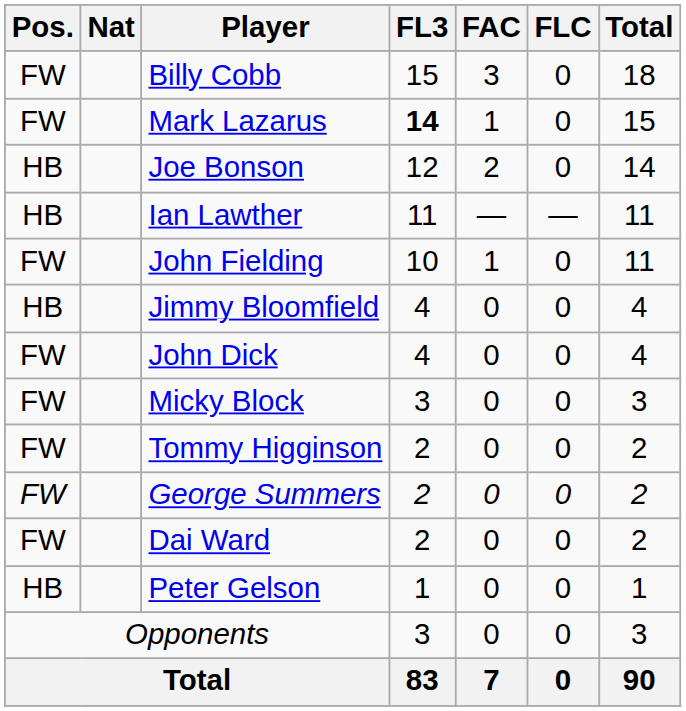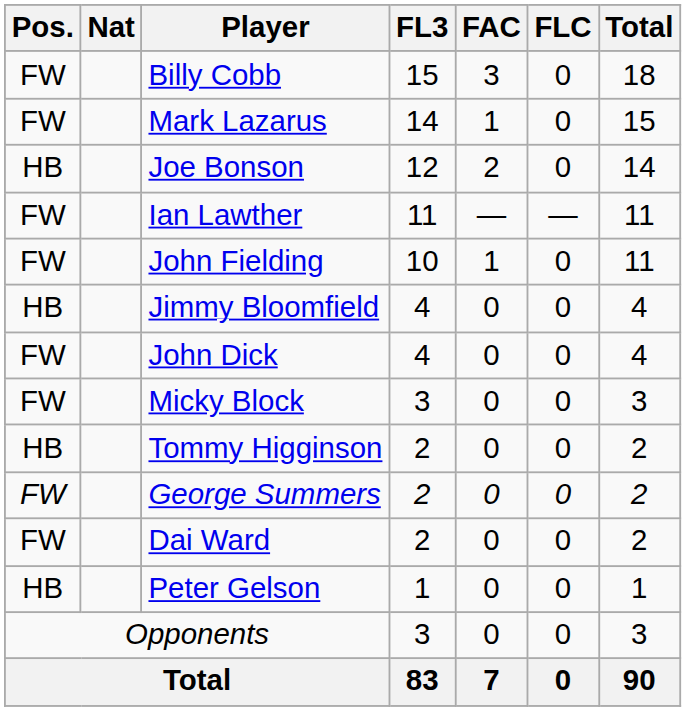(422, 121) bold -> (422, 121) normal
(43, 214) HB -> (43, 214) FW
(43, 448) FW -> (43, 448) HB
